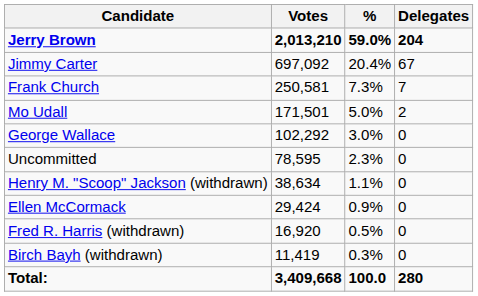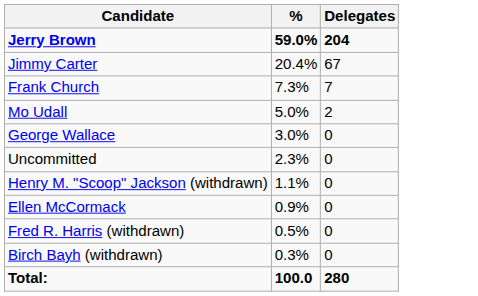- column: (308, 16)
